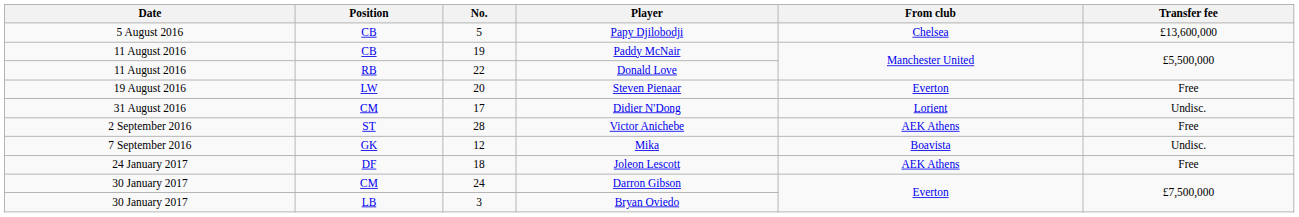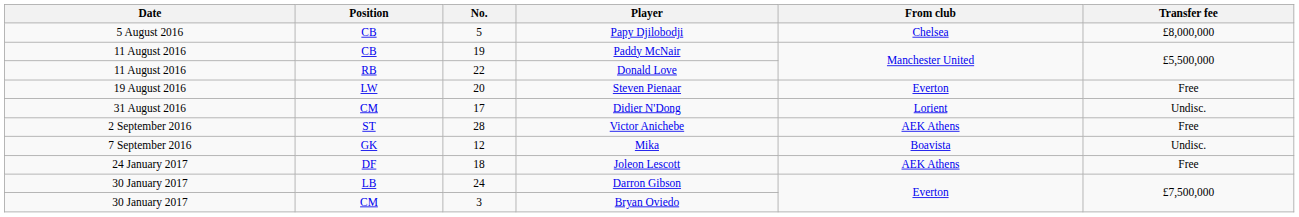(1189, 32) £13,600,000 -> (1188, 32) £8,000,000
(369, 183) CM -> (369, 183) LB
(369, 201) LB -> (369, 201) CM
